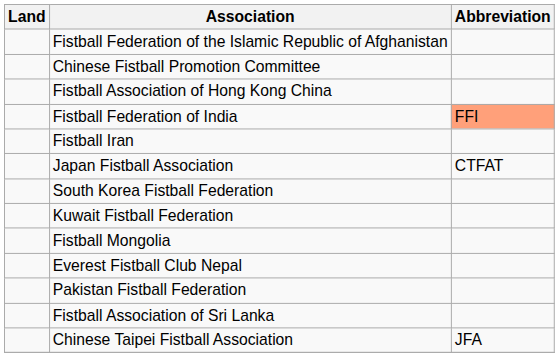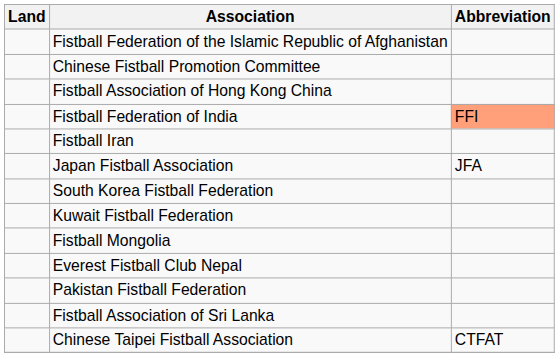(479, 166) CTFAT -> (468, 166) JFA
(468, 340) JFA -> (479, 340) CTFAT
